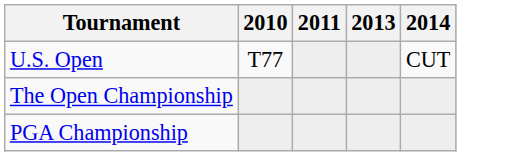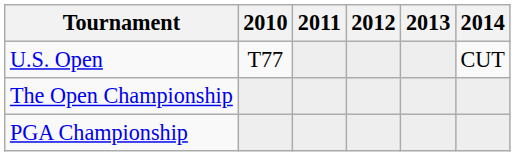+ column: (373, 22)
